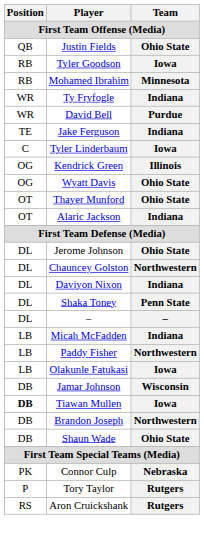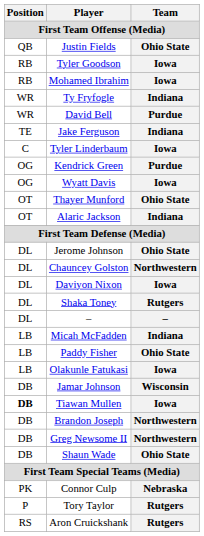(165, 81) Minnesota -> (165, 81) Iowa
(165, 166) Illinois -> (165, 166) Purdue
(165, 183) Ohio State -> (165, 183) Iowa
(165, 285) Indiana -> (165, 285) Iowa
(165, 302) Penn State -> (165, 302) Rutgers
(165, 353) Northwestern -> (165, 353) Ohio State
+ row: (89, 438)
